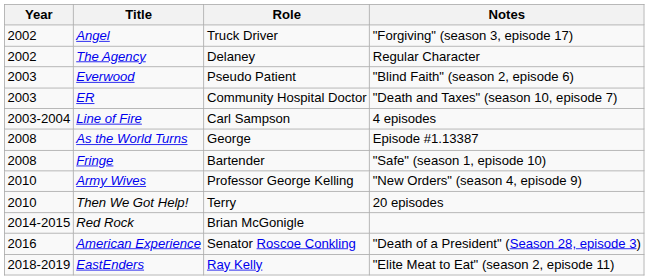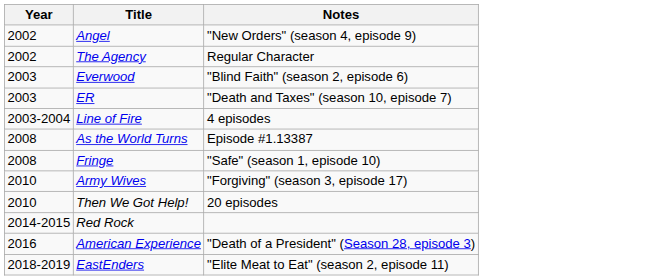- column: (287, 14)
(473, 35) "Forgiving" (season 3, episode 17) -> (312, 35) "New Orders" (season 4, episode 9)
(477, 181) "New Orders" (season 4, episode 9) -> (307, 181) "Forgiving" (season 3, episode 17)
